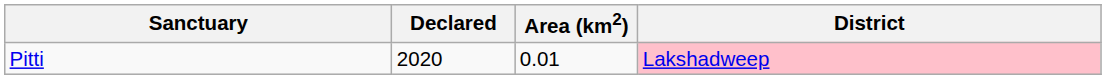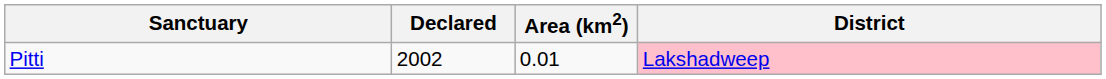(420, 58) 2020 -> (420, 58) 2002
